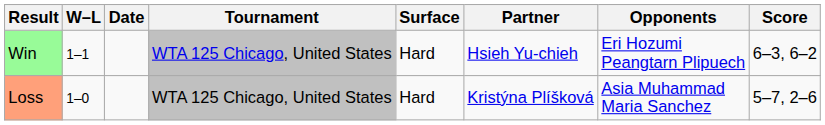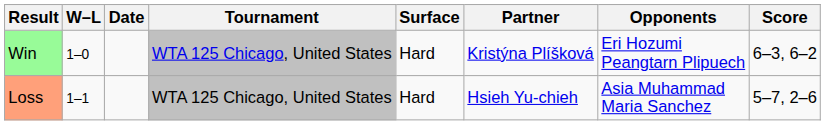(78, 54) 1–1 -> (78, 54) 1–0
(523, 52) Hsieh Yu-chieh -> (531, 52) Kristýna Plíšková
(78, 98) 1–0 -> (78, 98) 1–1
(531, 97) Kristýna Plíšková -> (523, 97) Hsieh Yu-chieh
